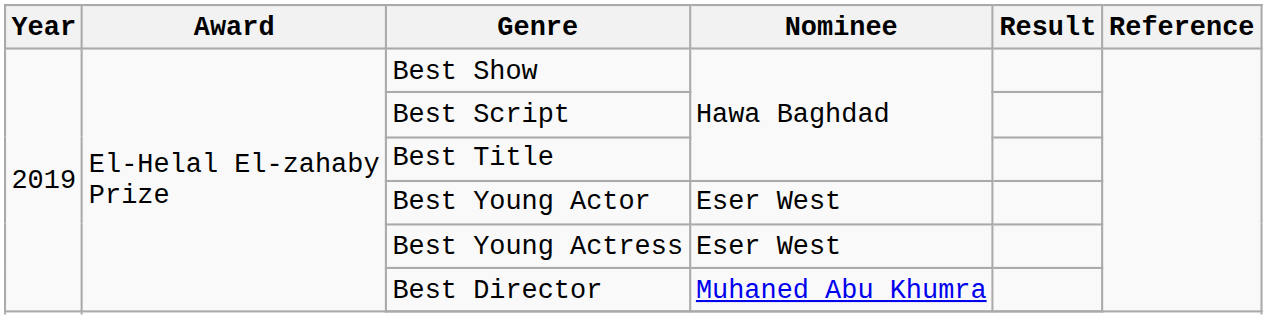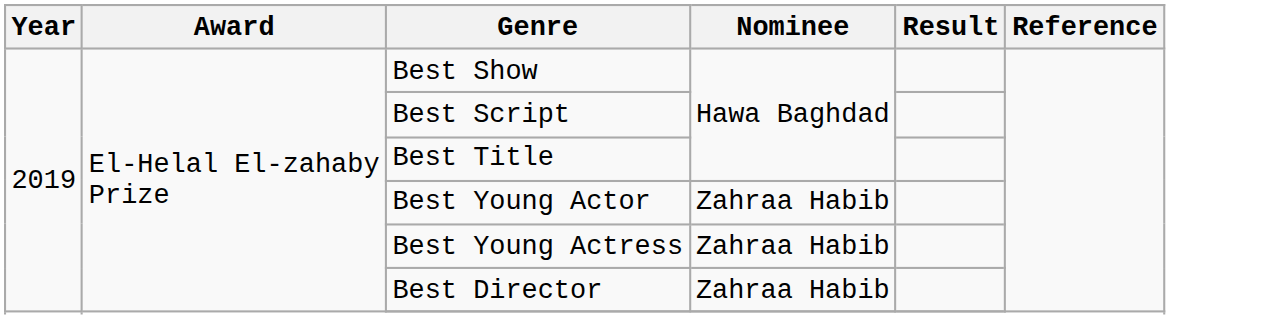(769, 202) Eser West -> (793, 202) Zahraa Habib
(769, 246) Eser West -> (793, 246) Zahraa Habib
(841, 290) Muhaned Abu Khumra -> (793, 290) Zahraa Habib
